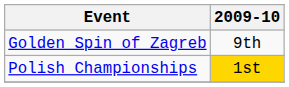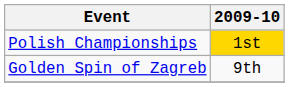rows swapped: (103, 69) <-> (107, 43)
